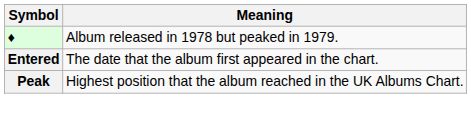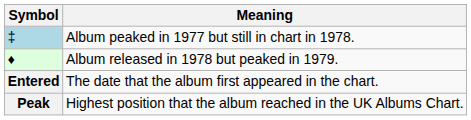+ row: (12, 37)
